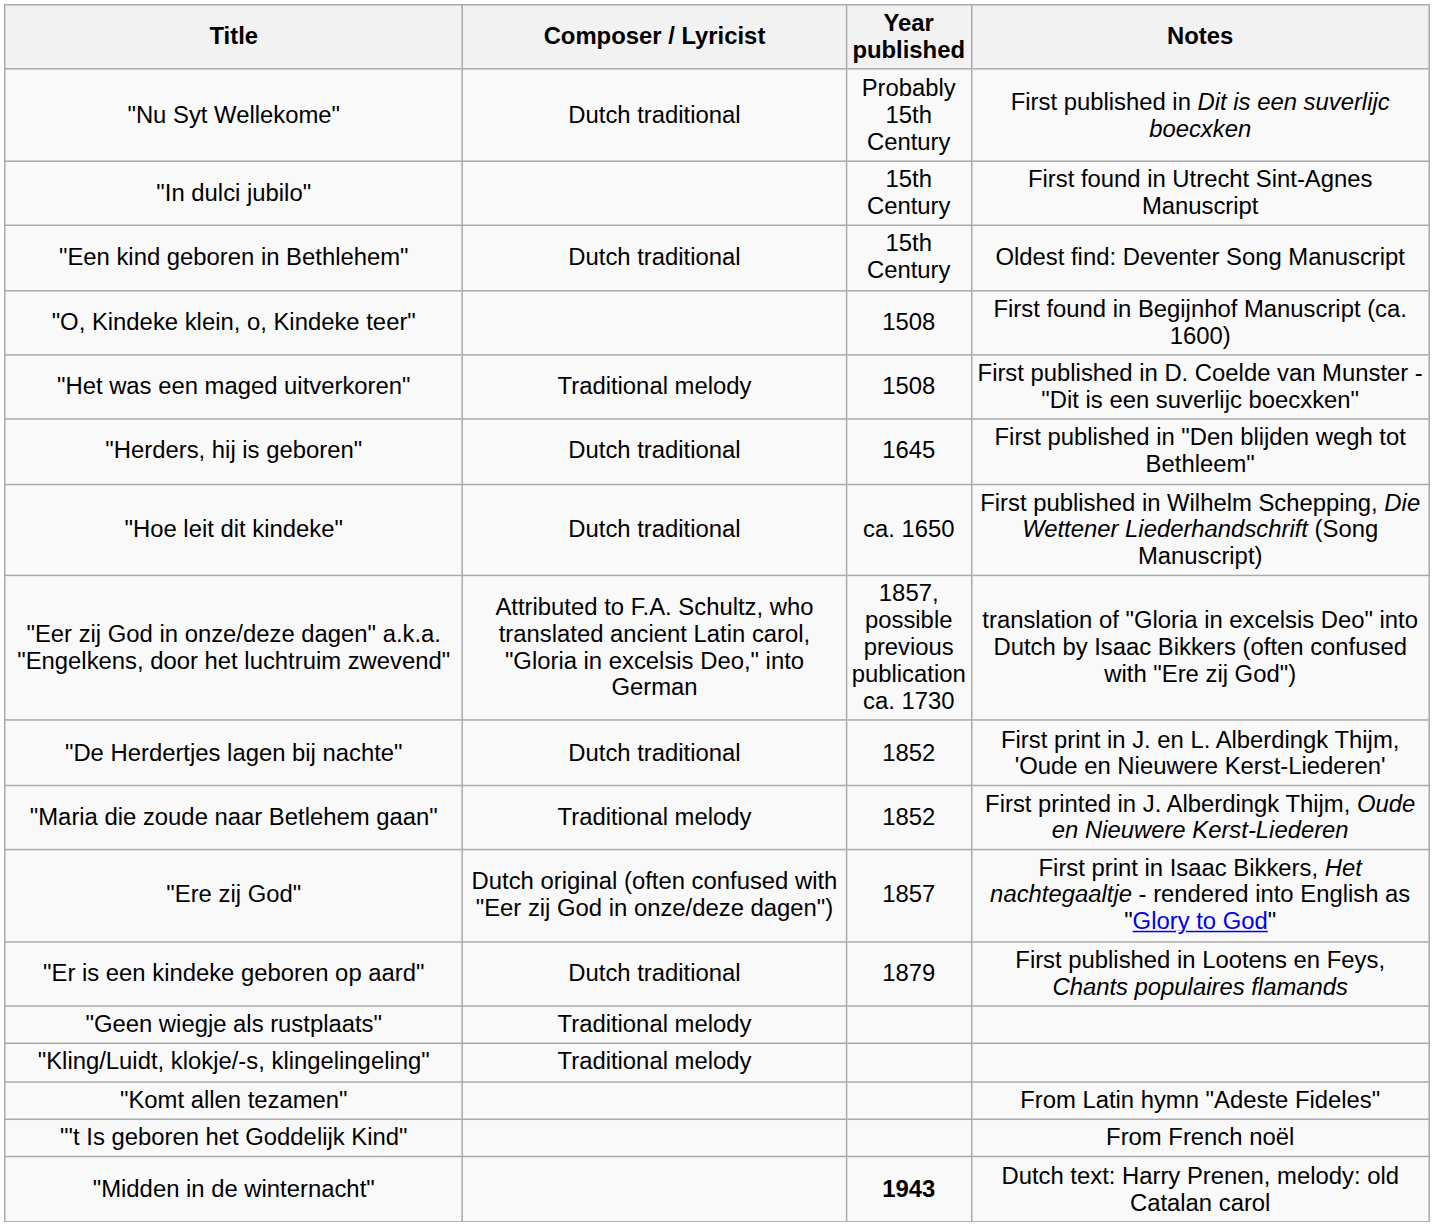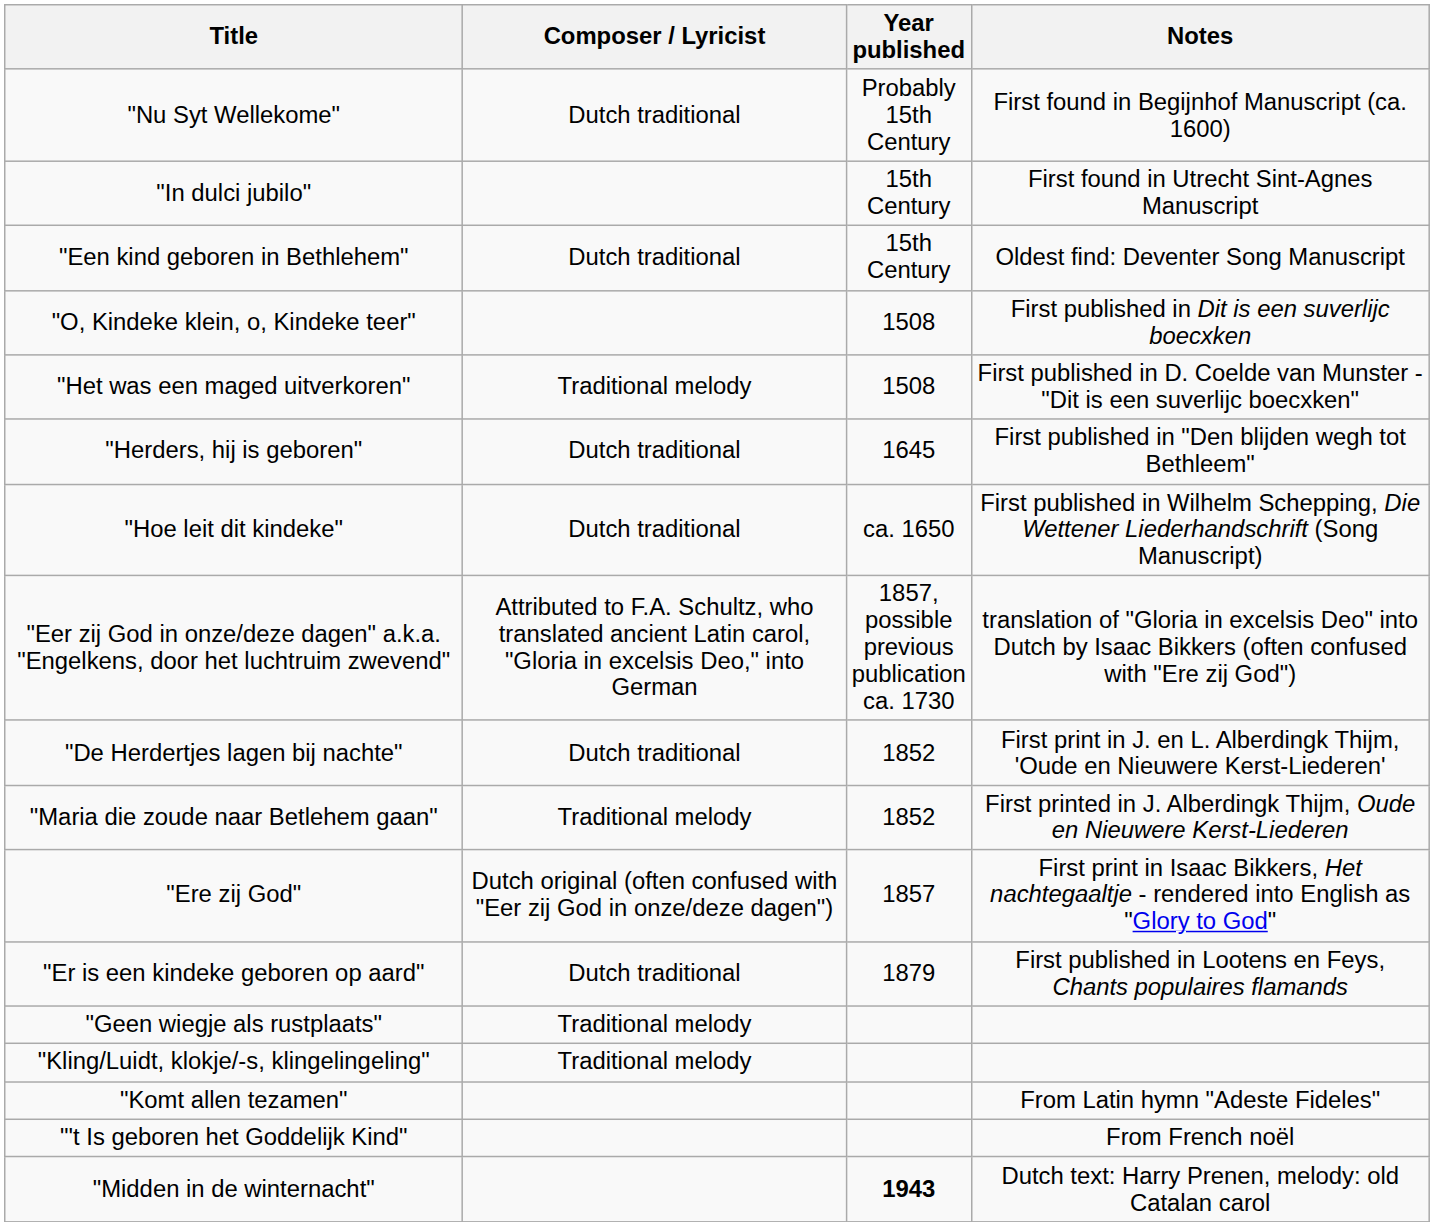(1200, 114) First published in Dit is een suverlijc boecxken -> (1200, 114) First found in Begijnhof Manuscript (ca. 1600)
(1200, 322) First found in Begijnhof Manuscript (ca. 1600) -> (1200, 322) First published in Dit is een suverlijc boecxken
